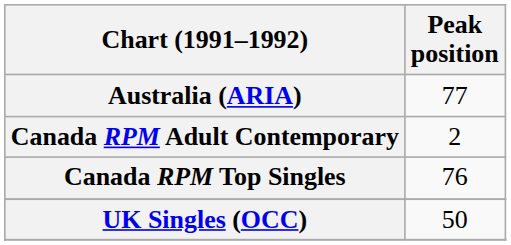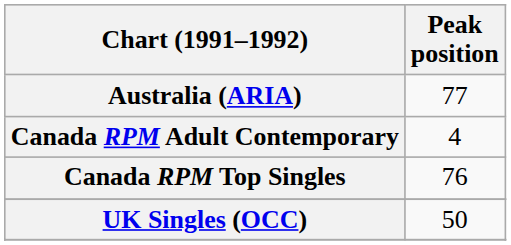(455, 136) 2 -> (455, 136) 4
